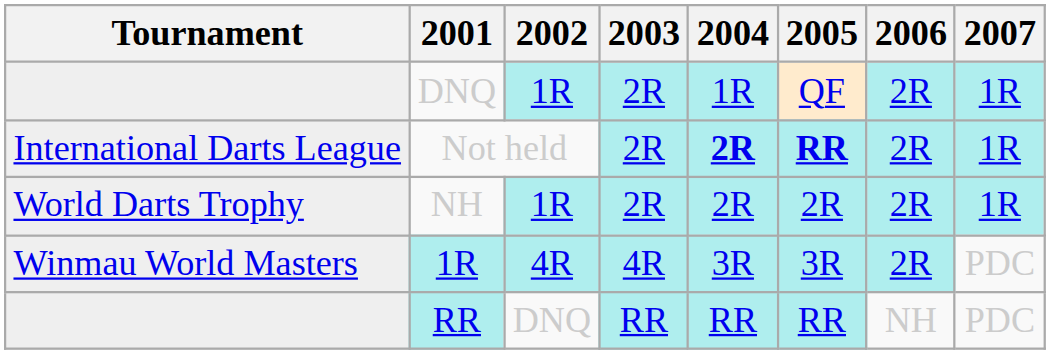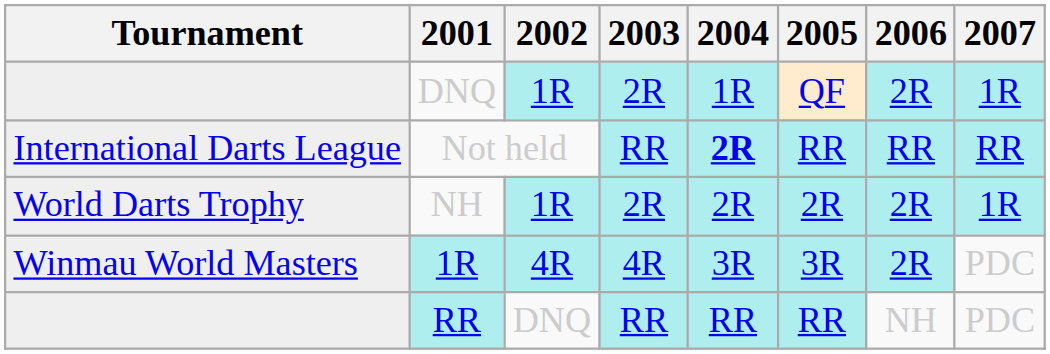(644, 147) 2R -> (644, 147) RR
(822, 147) bold -> (822, 147) normal
(911, 147) 2R -> (911, 147) RR
(1000, 147) 1R -> (1000, 147) RR
